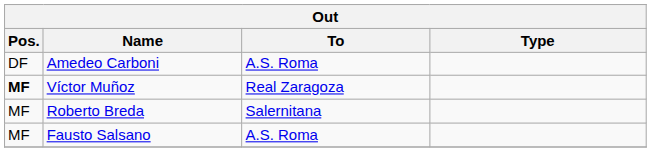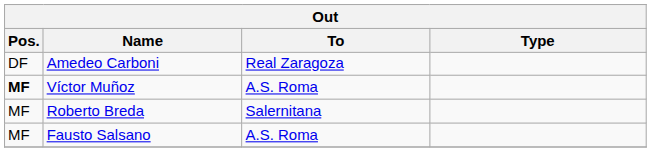(282, 64) A.S. Roma -> (295, 64) Real Zaragoza
(295, 88) Real Zaragoza -> (282, 88) A.S. Roma
